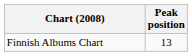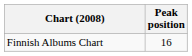(166, 42) 13 -> (166, 42) 16
